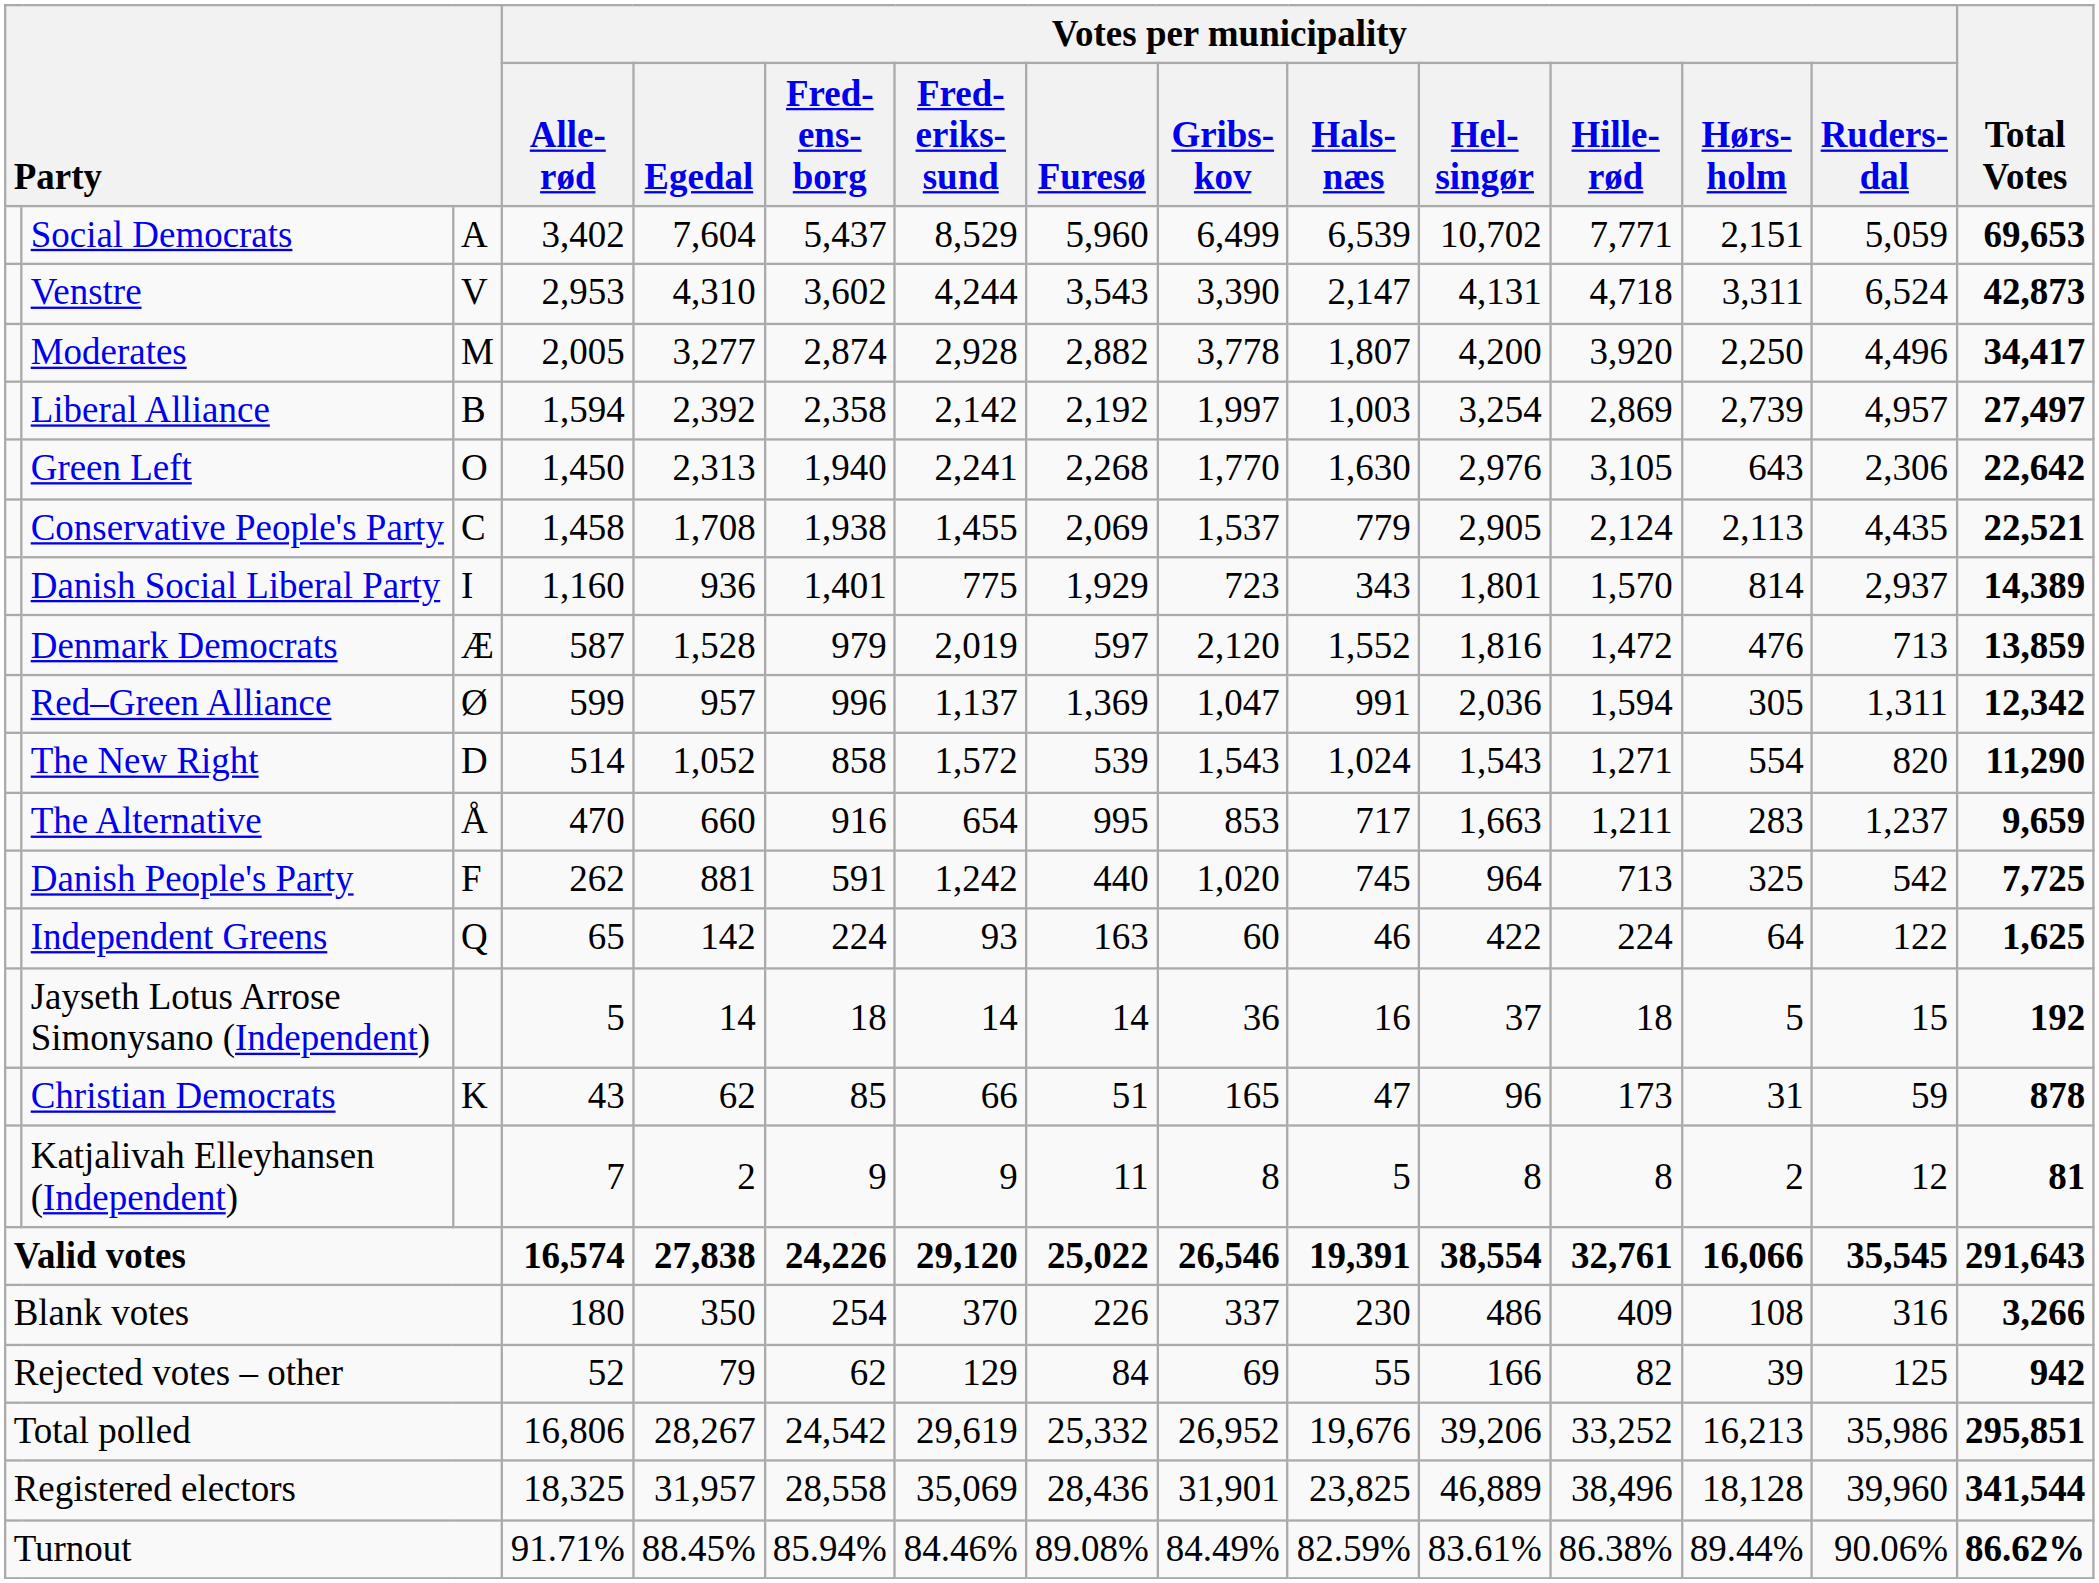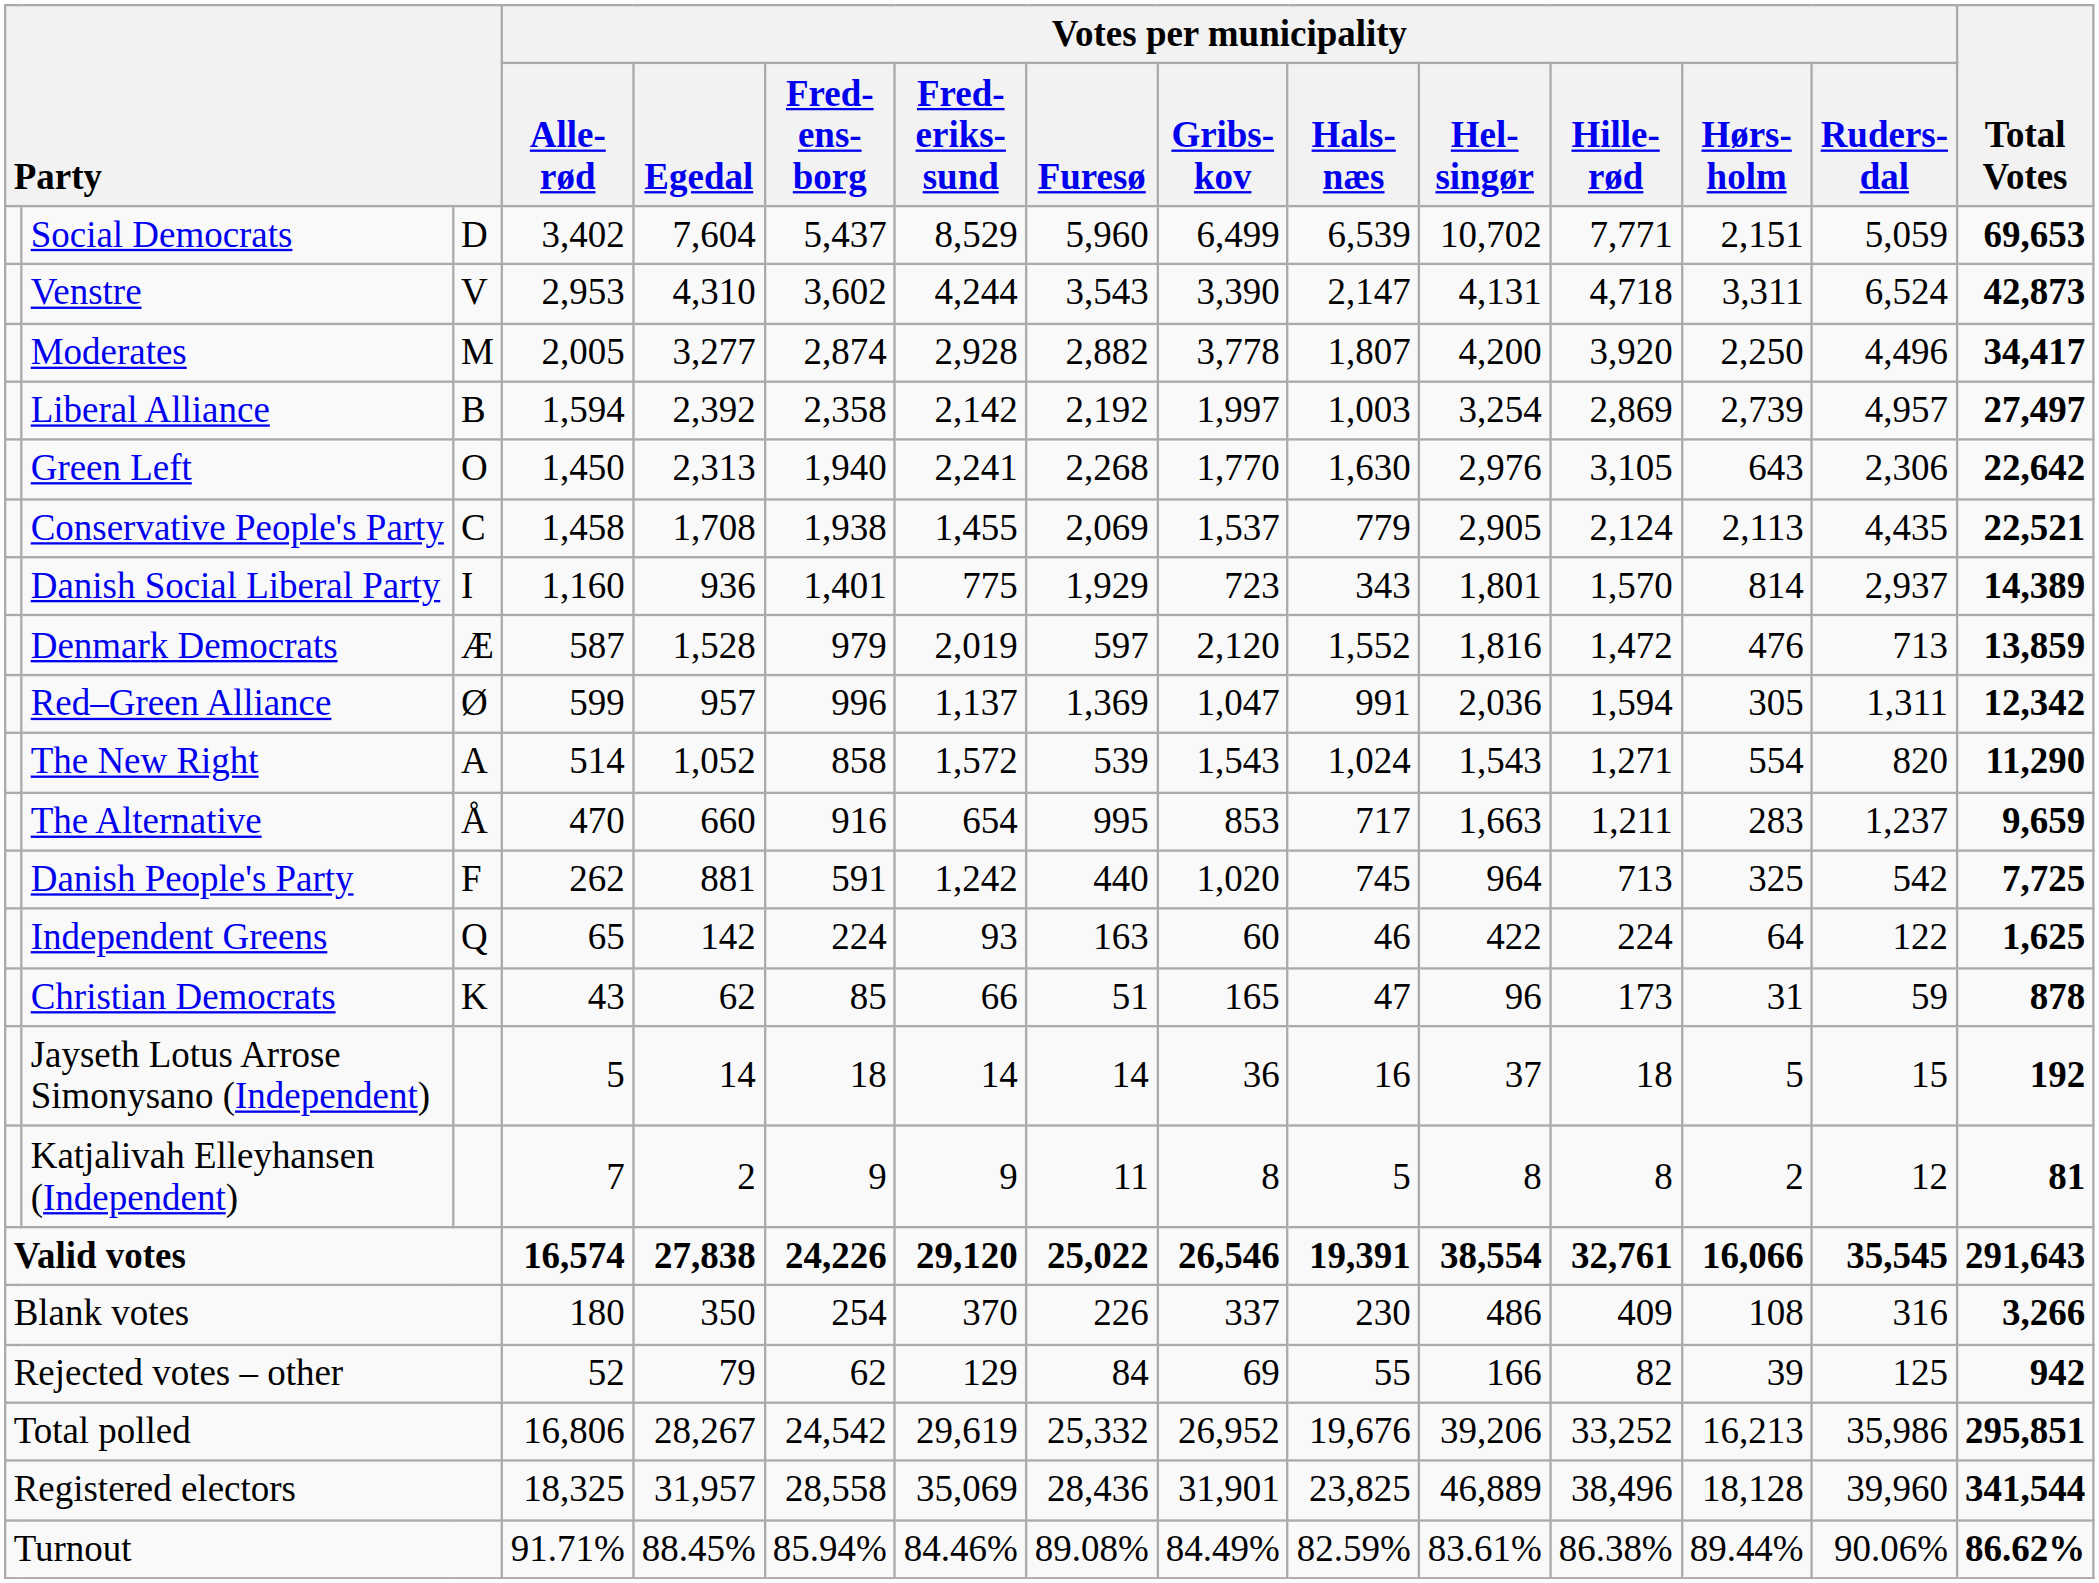(474, 234) A -> (474, 234) D
(474, 761) D -> (474, 761) A
rows swapped: (183, 1096) <-> (230, 1017)
